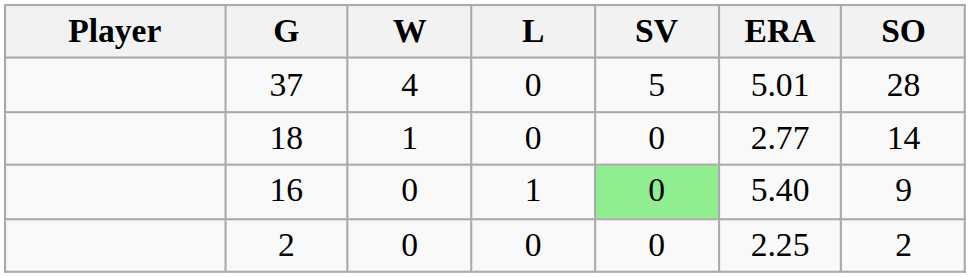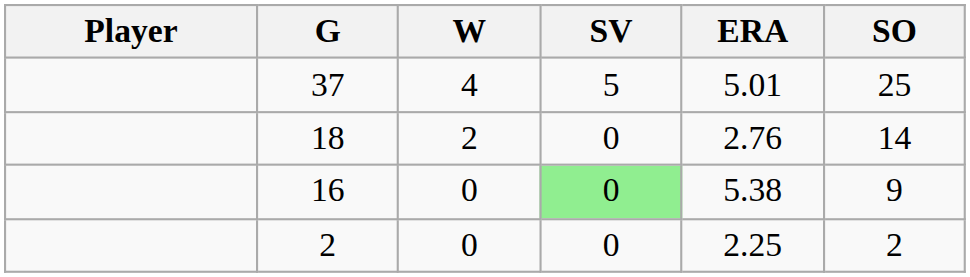- column: (533, 31)
(904, 84) 28 -> (894, 84) 25
(410, 137) 1 -> (469, 137) 2
(780, 137) 2.77 -> (753, 137) 2.76
(780, 191) 5.40 -> (753, 191) 5.38
